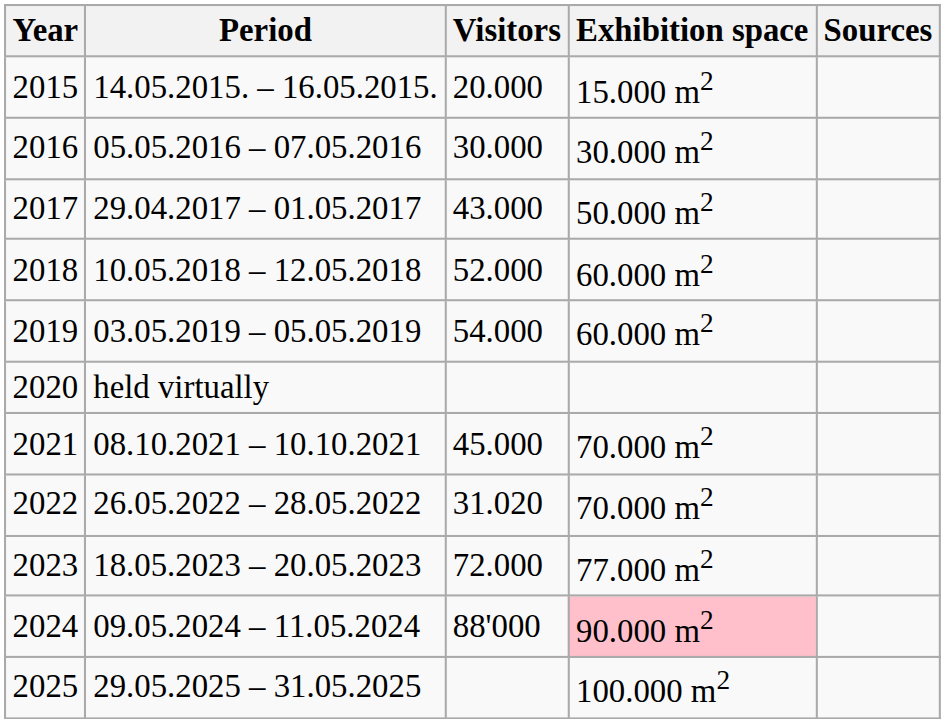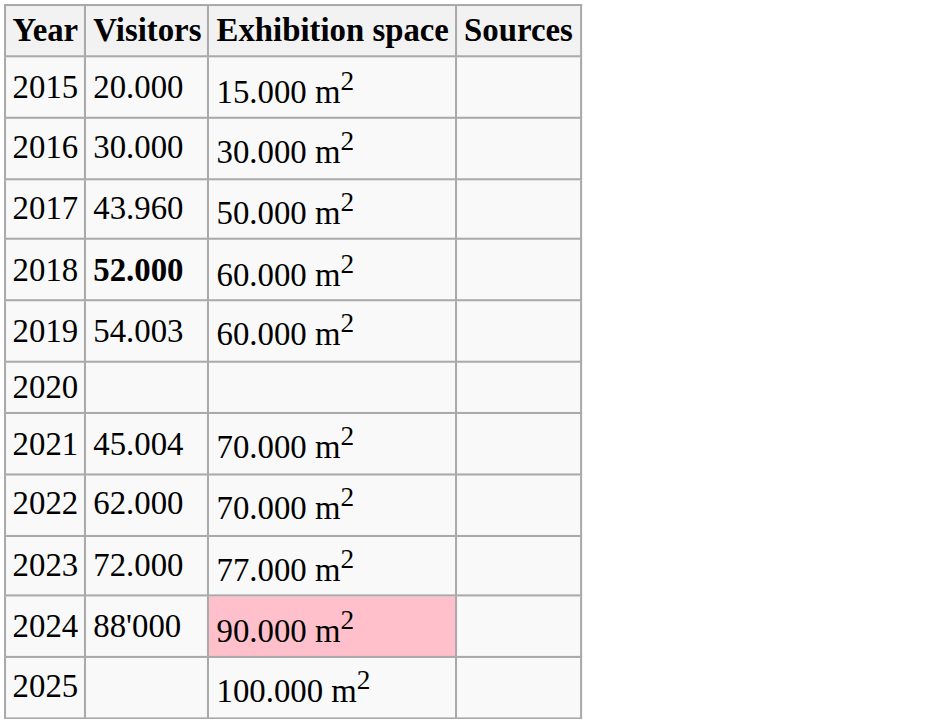- column: (265, 30)
(498, 208) 43.000 -> (138, 208) 43.960
(498, 269) normal -> (138, 269) bold
(498, 330) 54.000 -> (138, 330) 54.003
(498, 443) 45.000 -> (138, 443) 45.004
(498, 504) 31.020 -> (138, 504) 62.000
